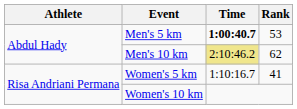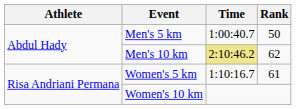(232, 34) bold -> (232, 34) normal
(276, 34) 53 -> (274, 34) 50
(276, 74) 41 -> (274, 74) 61
